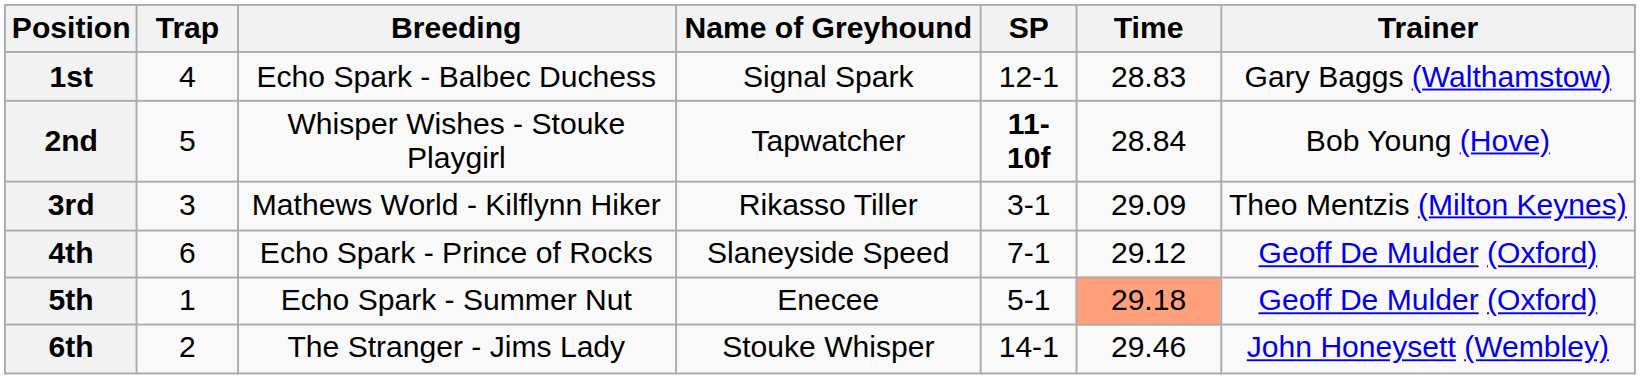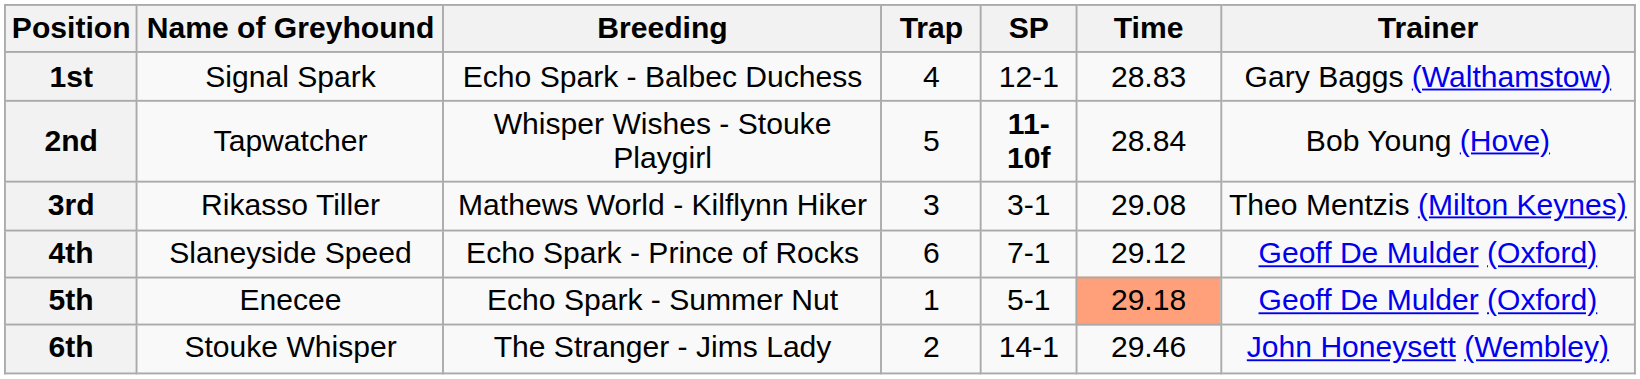columns swapped: (828, 28) <-> (187, 28)
(1149, 205) 29.09 -> (1149, 205) 29.08
